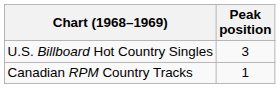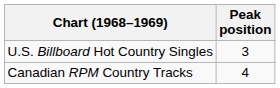(245, 72) 1 -> (245, 72) 4
